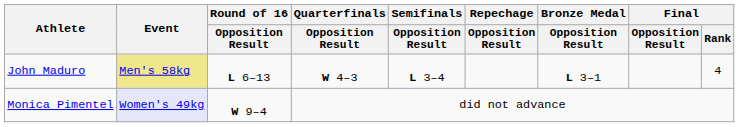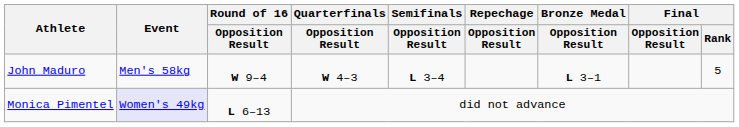(155, 71) khaki background -> (155, 71) no background
(249, 78) L 6–13 -> (249, 78) W 9–4
(718, 71) 4 -> (718, 71) 5
(249, 112) W 9–4 -> (249, 112) L 6–13
